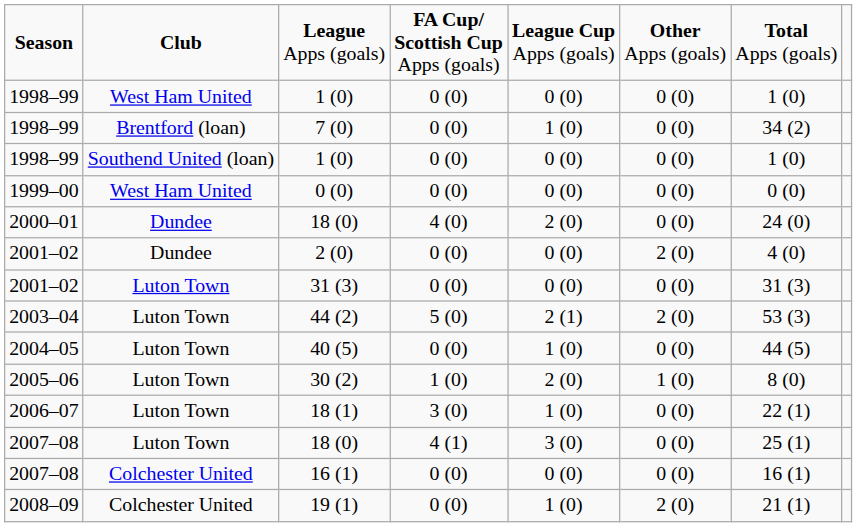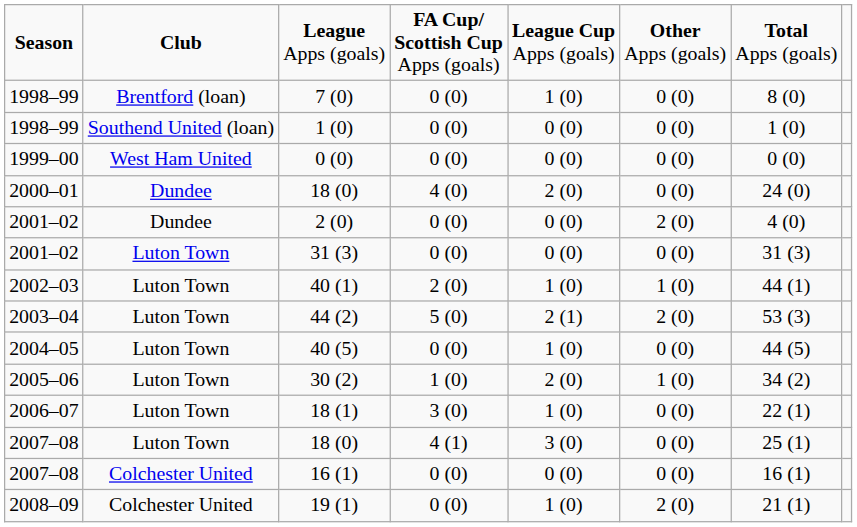- row: (181, 96)
(786, 127) 34 (2) -> (786, 96) 8 (0)
+ row: (181, 285)
(786, 379) 8 (0) -> (786, 379) 34 (2)
